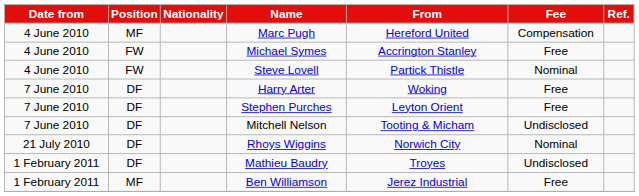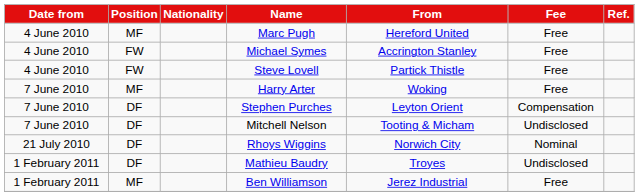(556, 33) Compensation -> (556, 33) Free
(556, 70) Nominal -> (556, 70) Free
(134, 89) DF -> (134, 89) MF
(556, 107) Free -> (556, 107) Compensation
